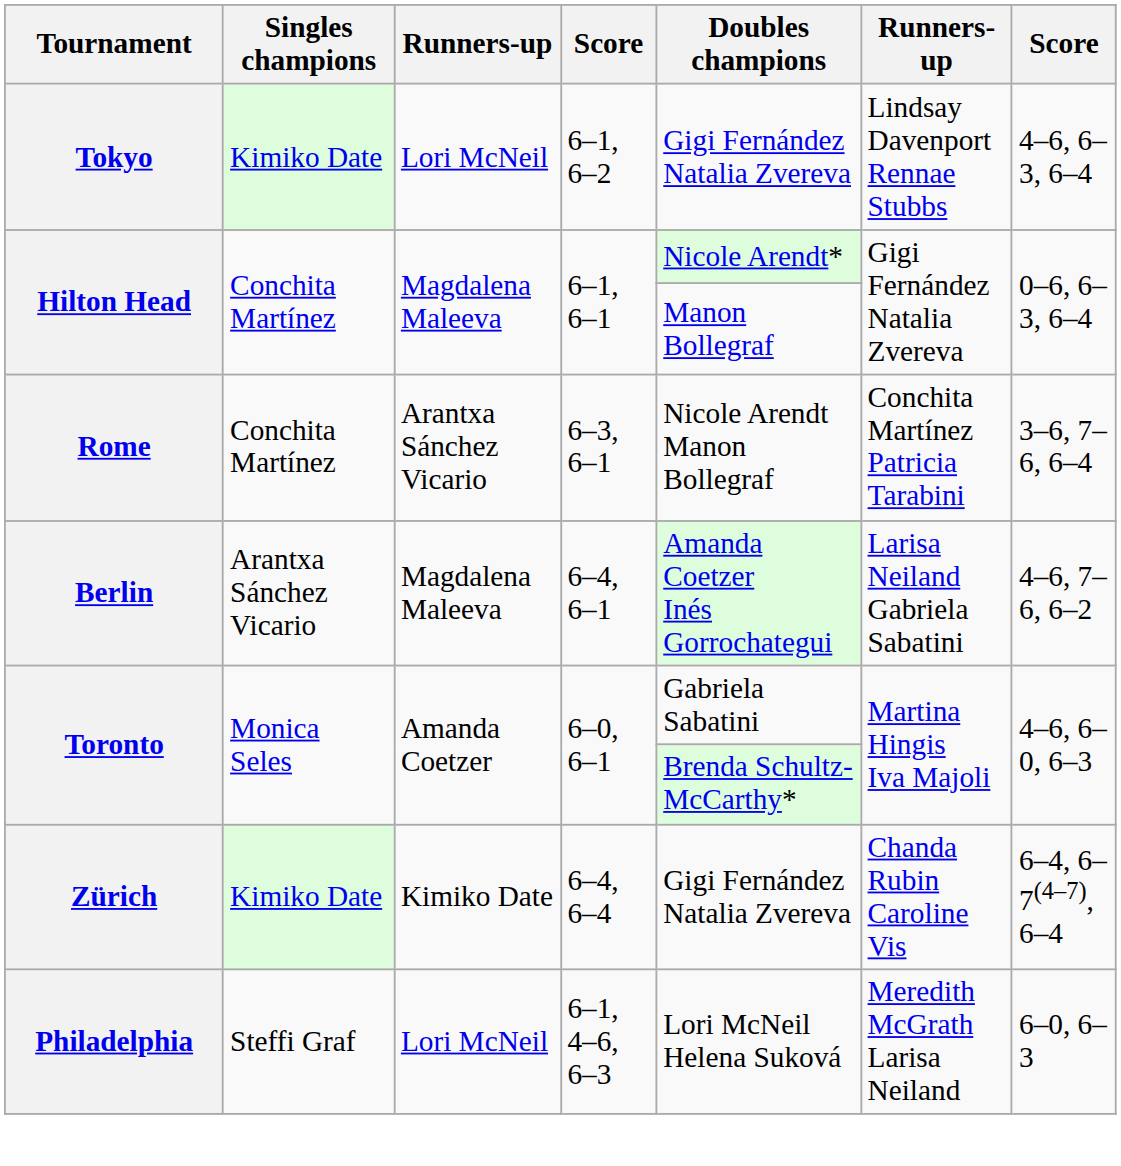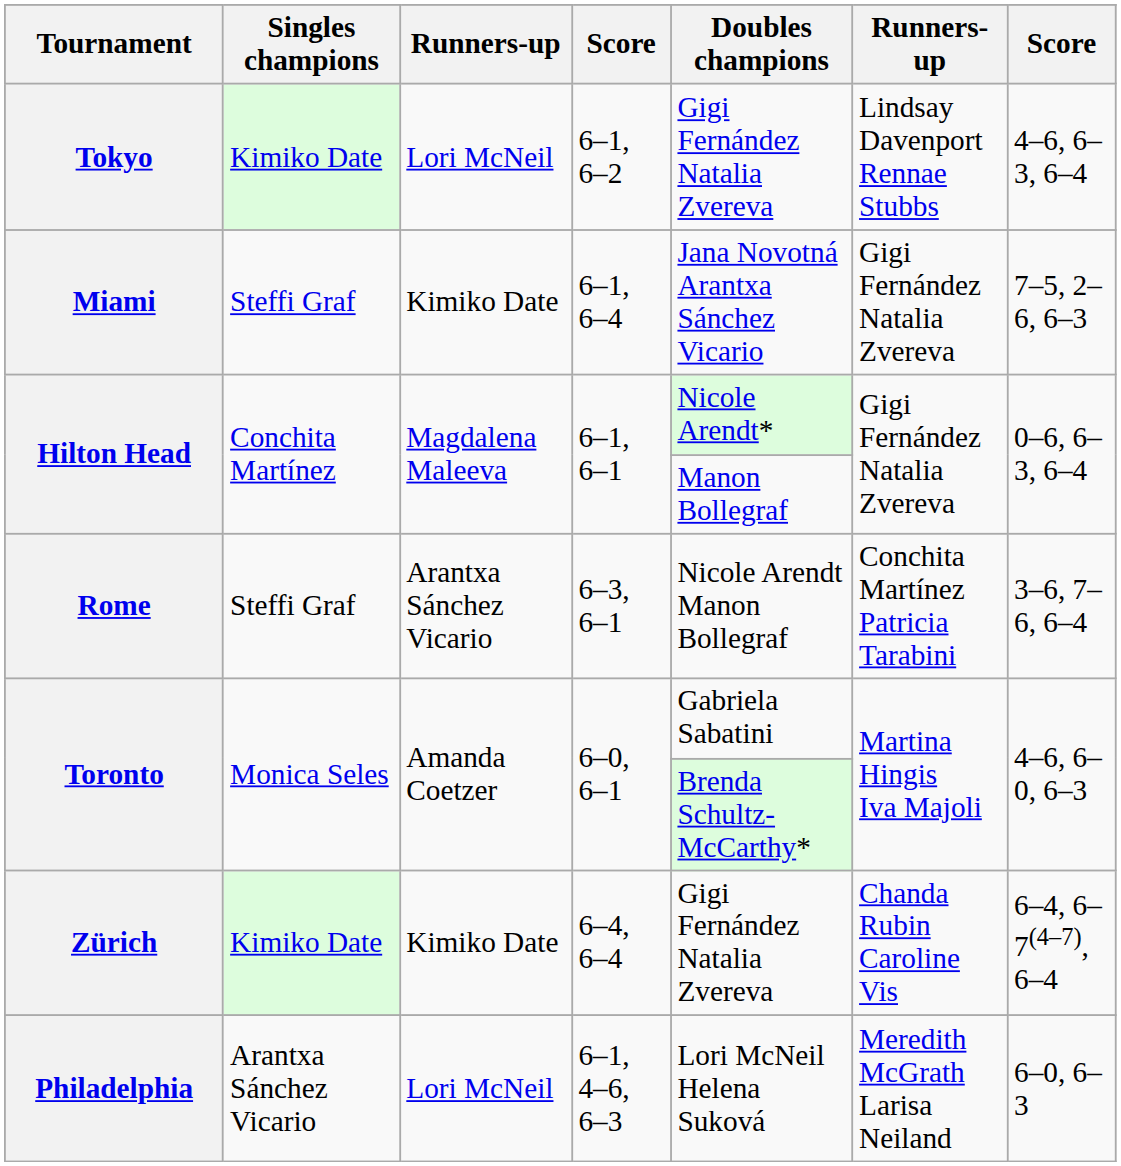+ row: (114, 301)
(283, 447) Conchita Martínez -> (293, 605) Steffi Graf
- row: (114, 592)
(293, 1041) Steffi Graf -> (279, 1087) Arantxa Sánchez Vicario
